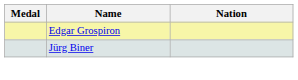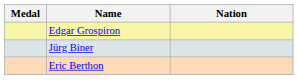+ row: (76, 66)
